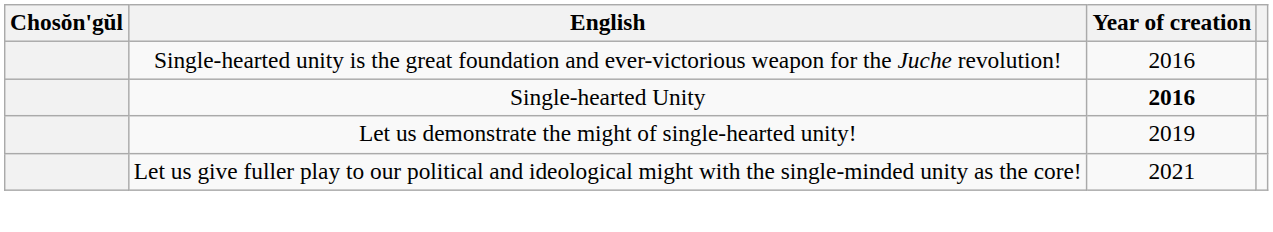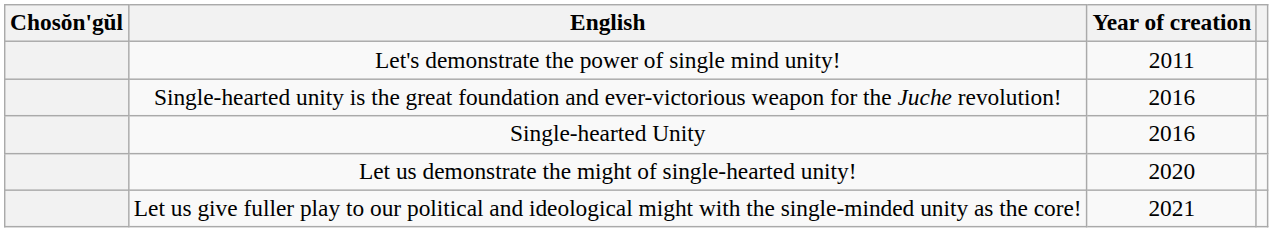+ row: (608, 60)
(1172, 97) bold -> (1172, 134) normal
(1172, 134) 2019 -> (1172, 171) 2020
